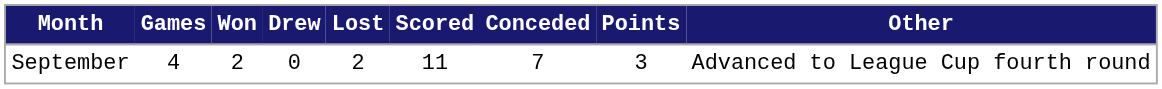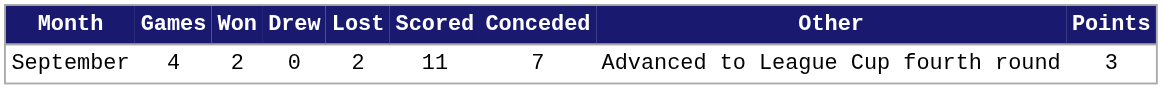columns swapped: (641, 25) <-> (921, 25)
